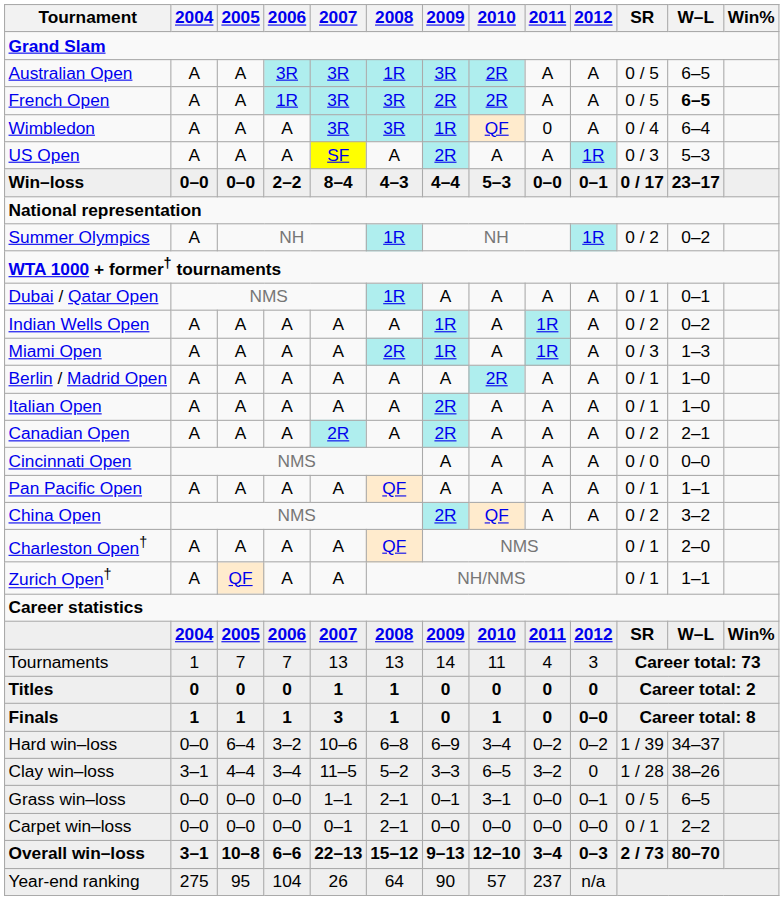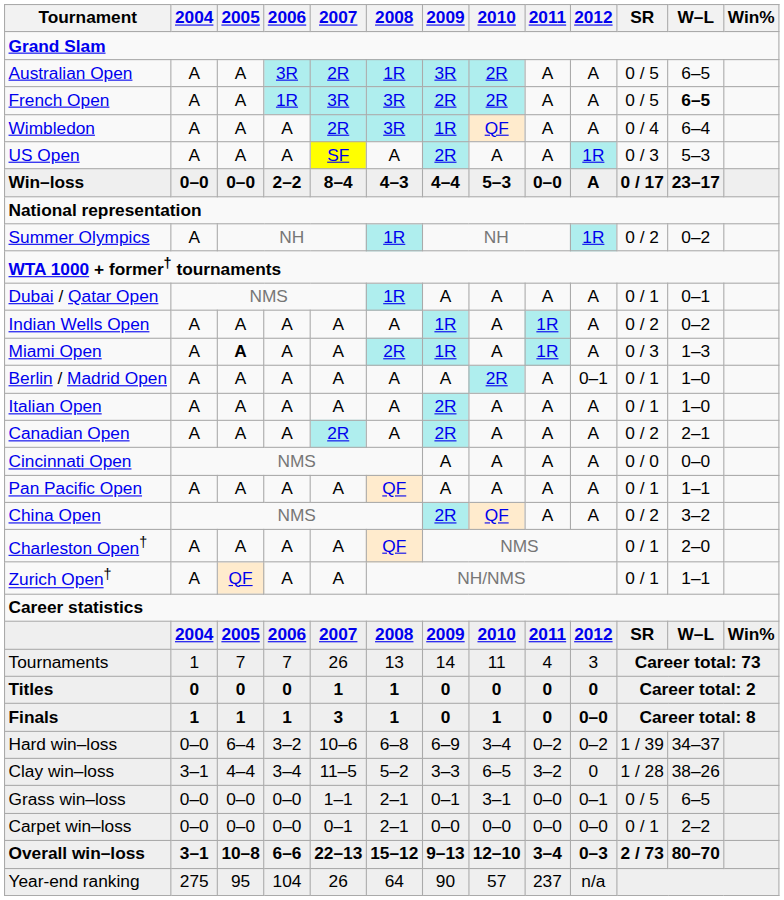(338, 73) 3R -> (338, 73) 2R
(338, 127) 3R -> (338, 127) 2R
(547, 127) 0 -> (547, 127) A
(593, 182) 0–1 -> (593, 182) A
(241, 351) normal -> (241, 351) bold
(593, 379) A -> (593, 379) 0–1
(338, 662) 13 -> (338, 662) 26
